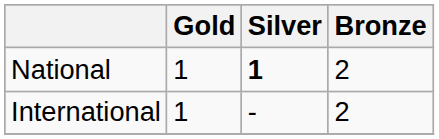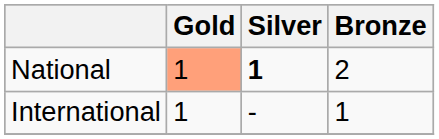(181, 69) no background -> (181, 69) lightsalmon background
(342, 112) 2 -> (342, 112) 1
